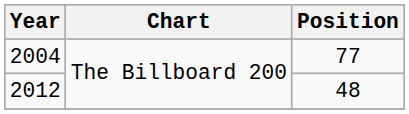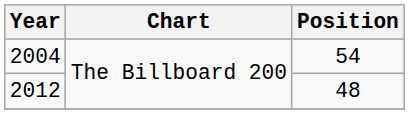(348, 57) 77 -> (348, 57) 54
